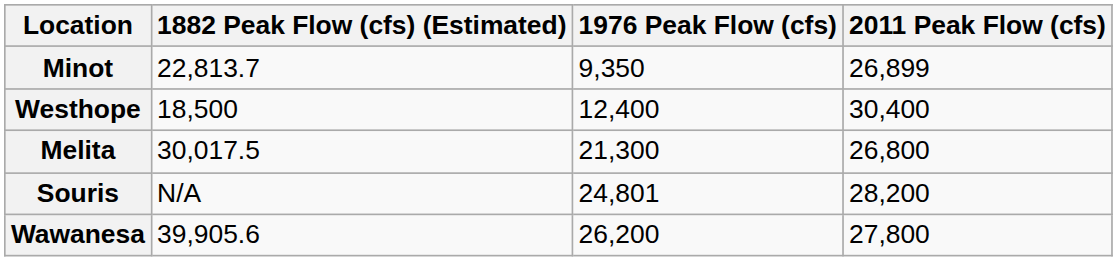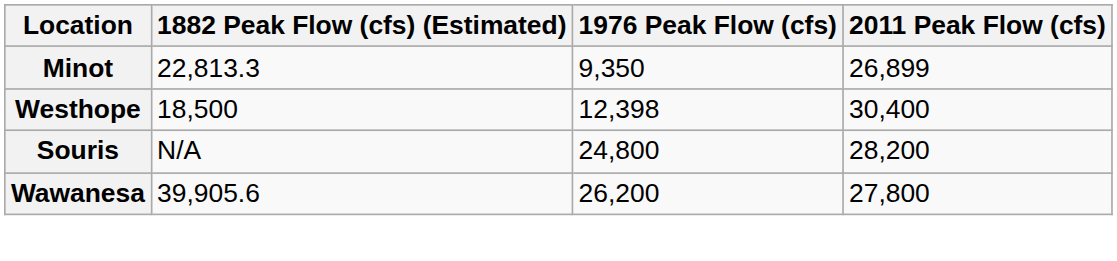(208, 67) 22,813.7 -> (208, 67) 22,813.3
(619, 109) 12,400 -> (619, 109) 12,398
- row: (78, 151)
(619, 192) 24,801 -> (619, 151) 24,800
